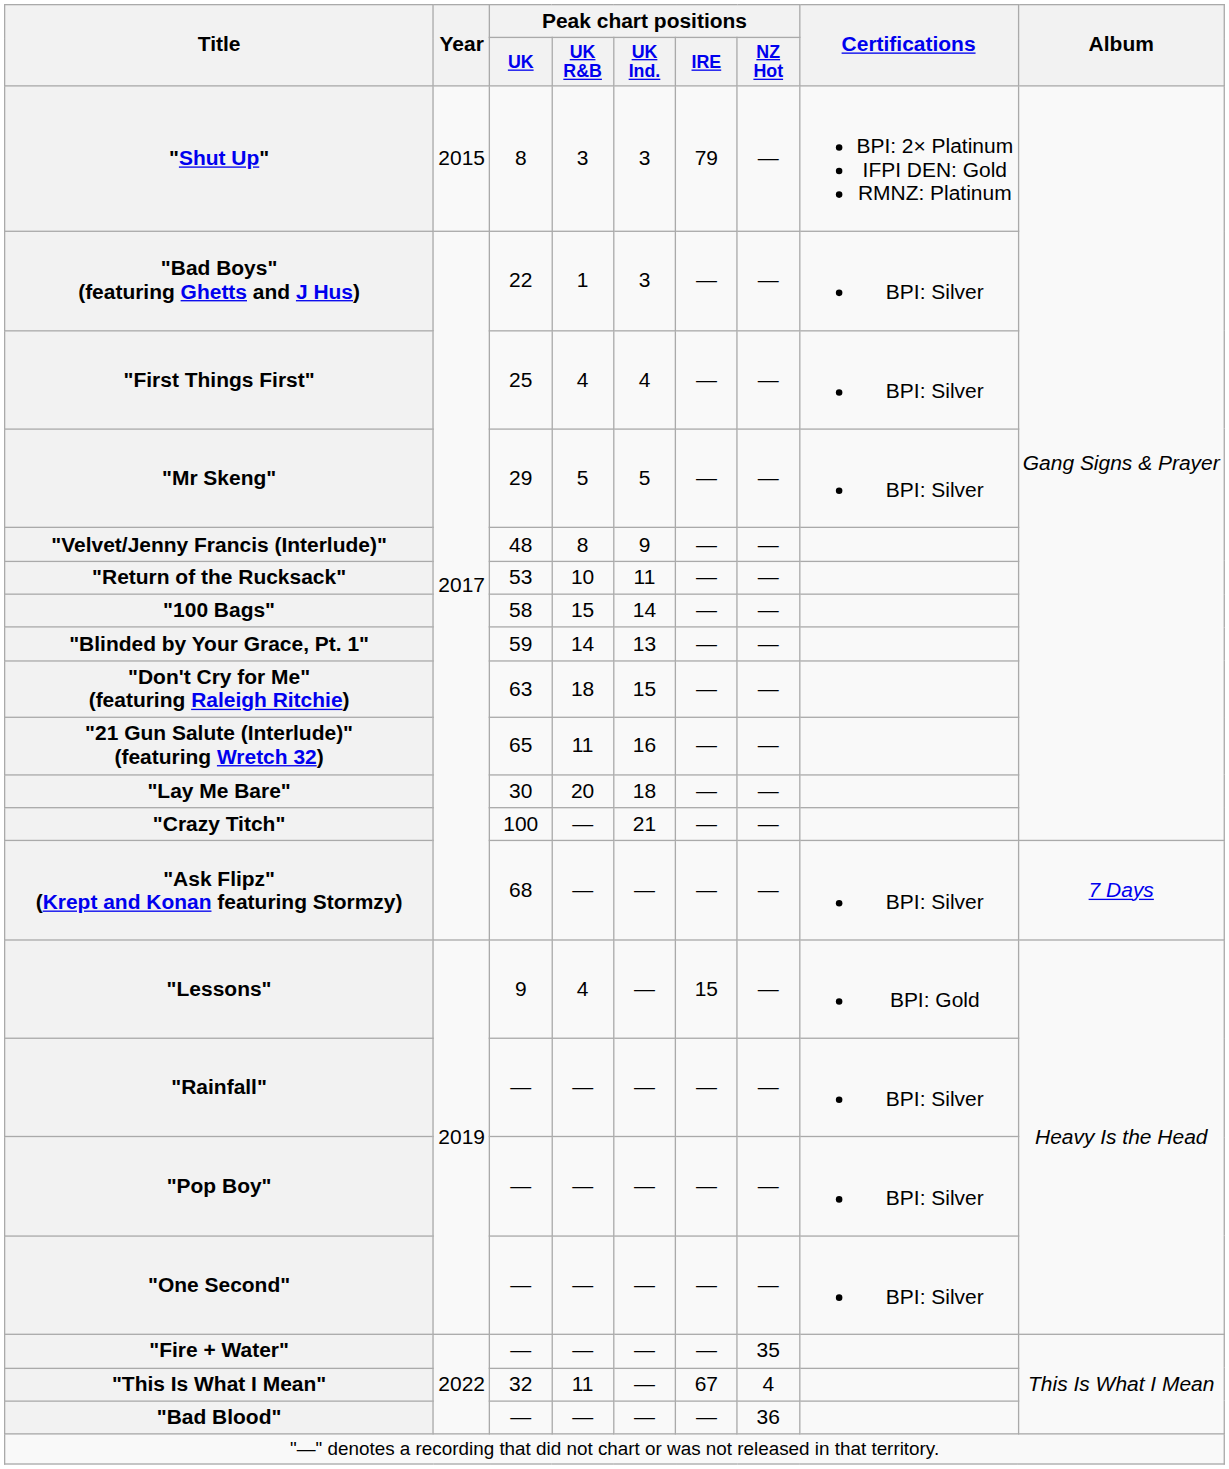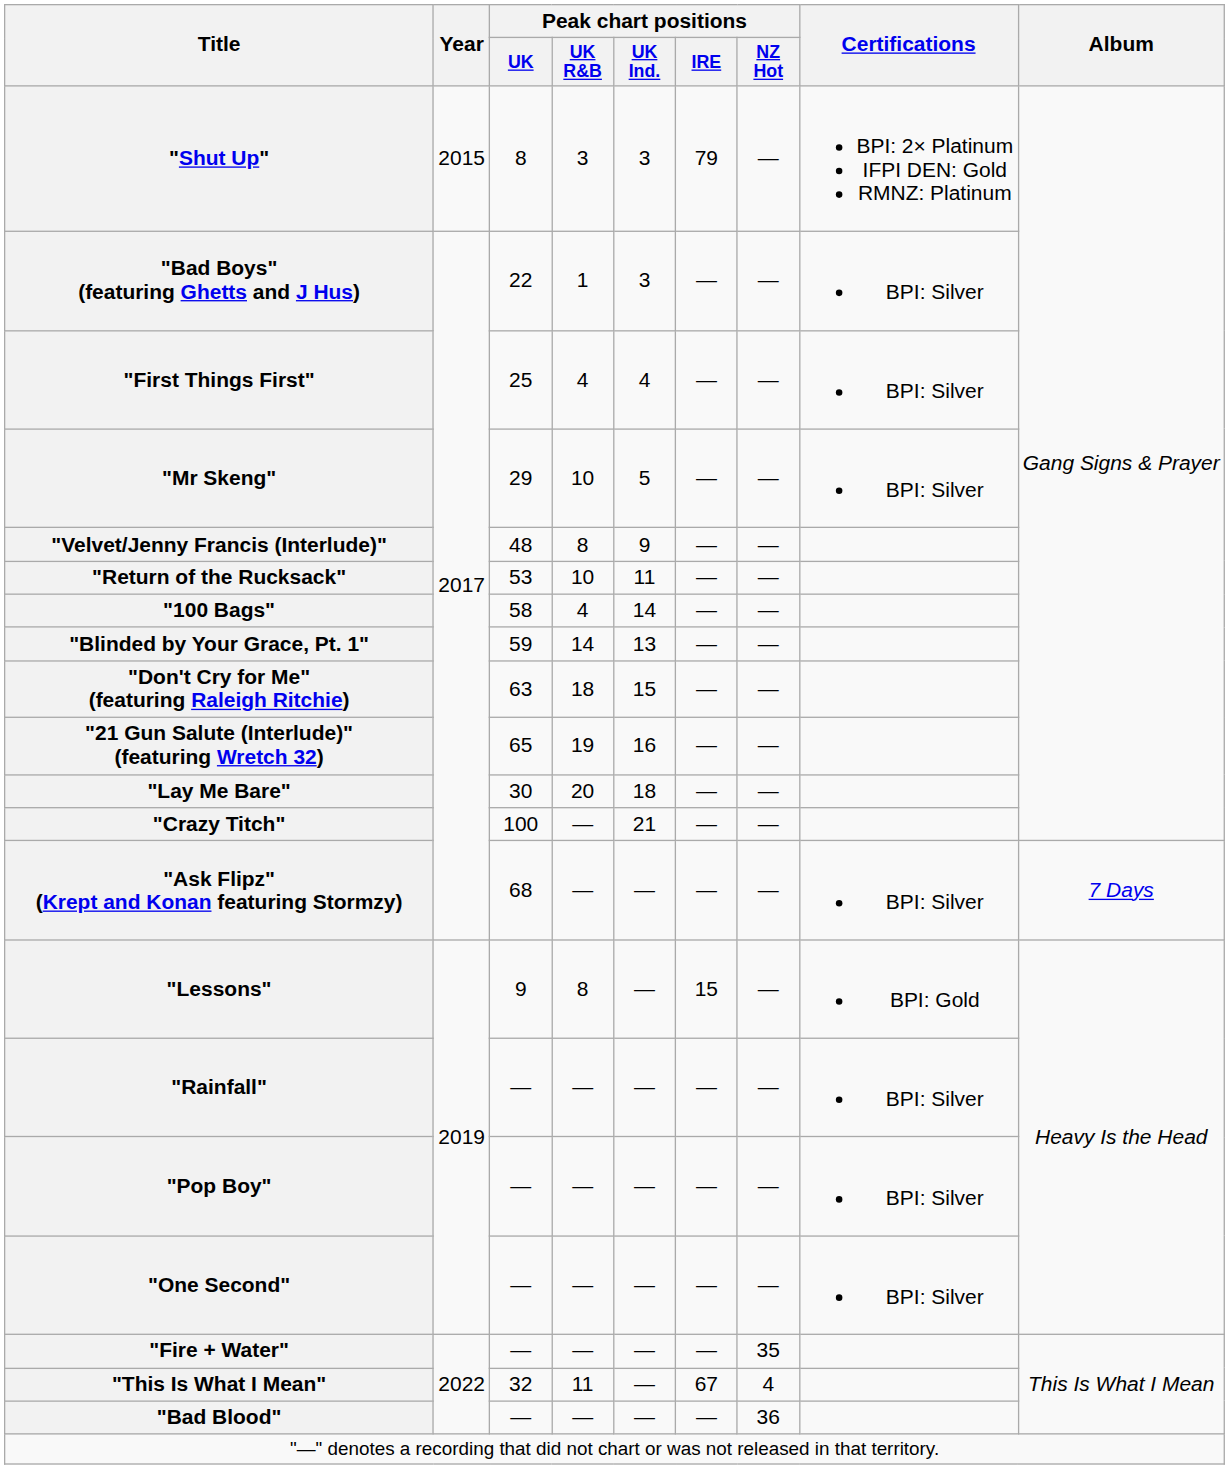(583, 478) 5 -> (583, 478) 10
(583, 610) 15 -> (583, 610) 4
(583, 745) 11 -> (583, 745) 19
(583, 988) 4 -> (583, 988) 8
